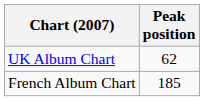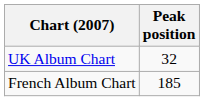(169, 58) 62 -> (169, 58) 32
